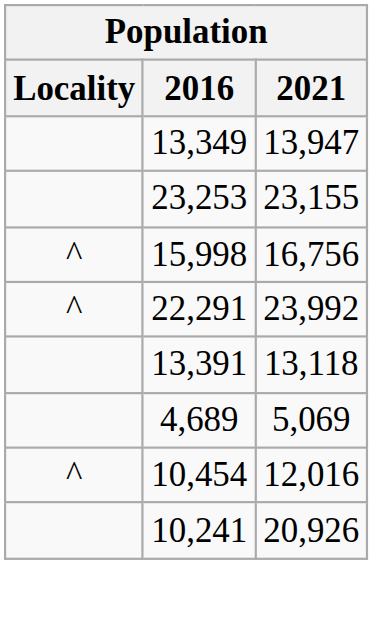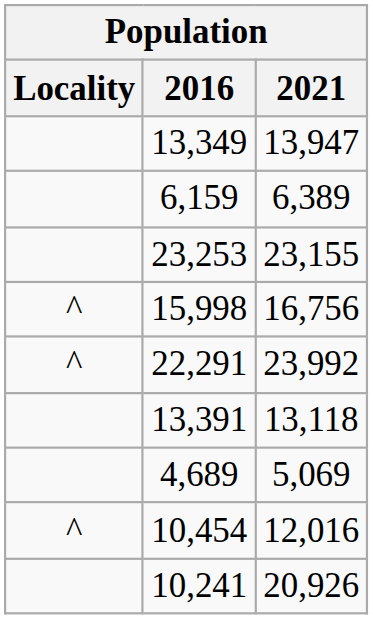+ row: (199, 198)
